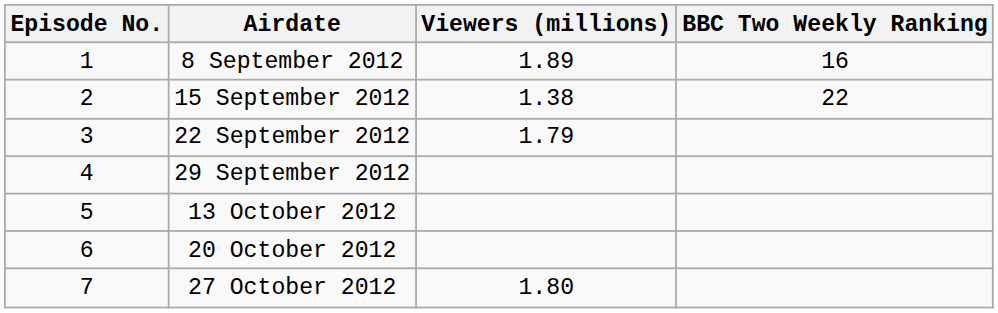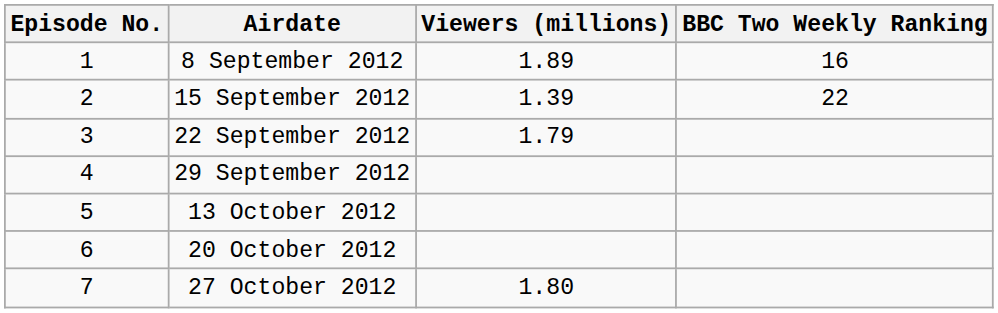(546, 99) 1.38 -> (546, 99) 1.39
